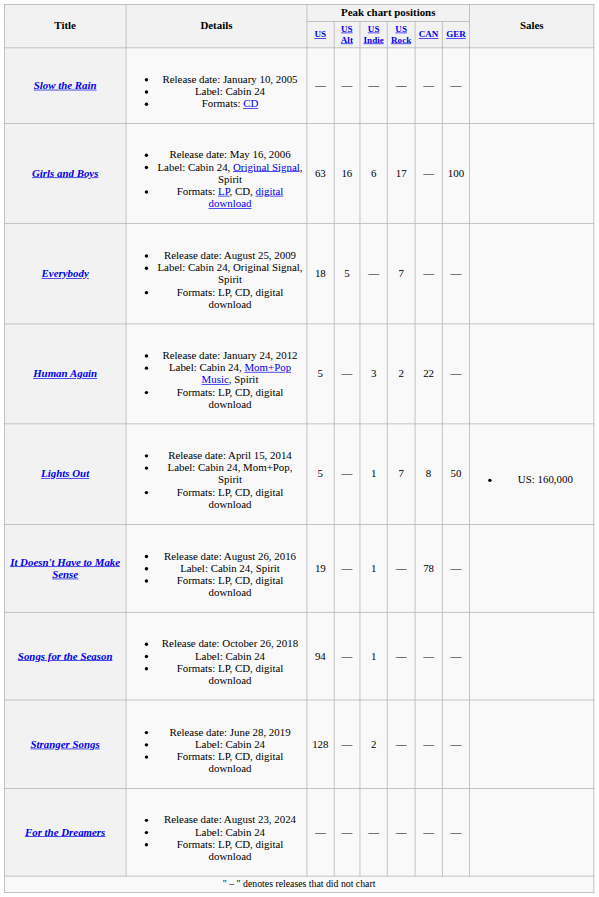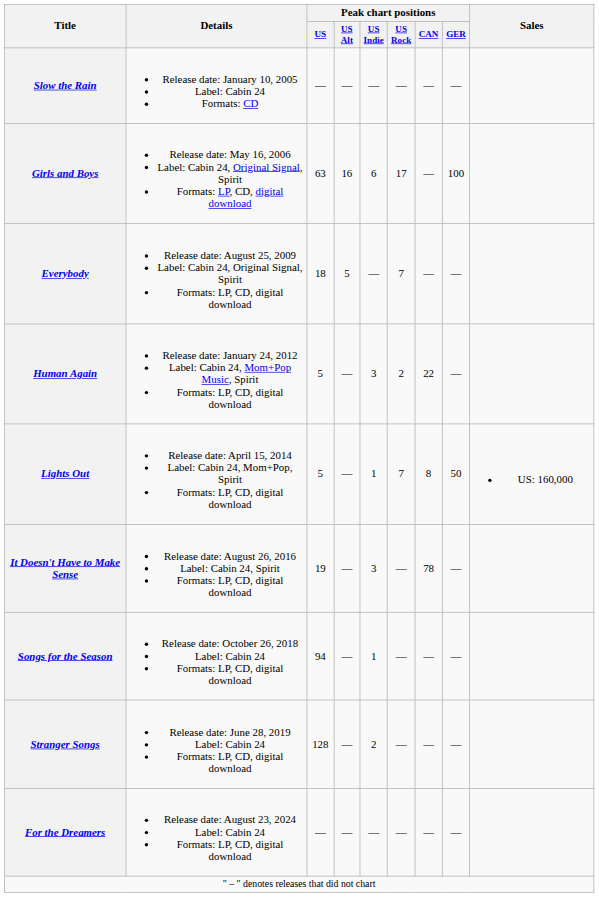(374, 568) 1 -> (374, 568) 3
